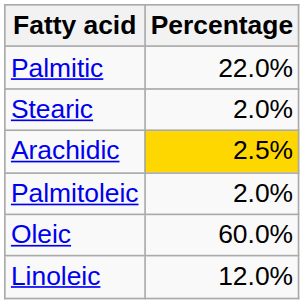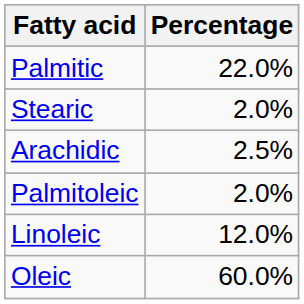(263, 151) gold background -> (263, 151) no background
rows swapped: (41, 234) <-> (56, 276)
